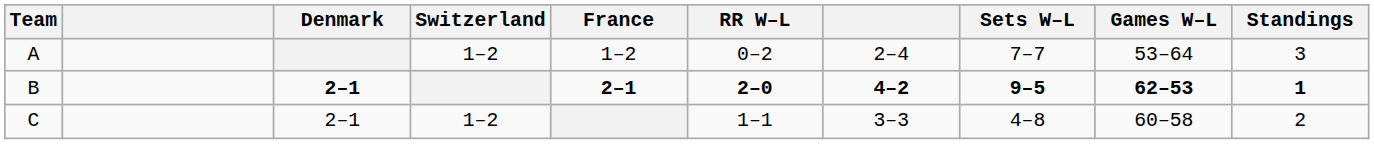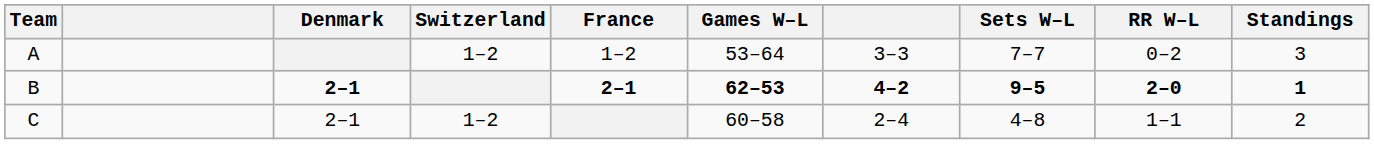columns swapped: (755, 21) <-> (1164, 21)
(891, 54) 2–4 -> (891, 54) 3–3
(891, 121) 3–3 -> (891, 121) 2–4
